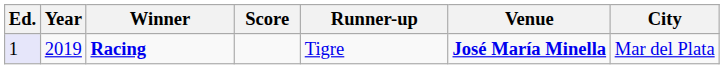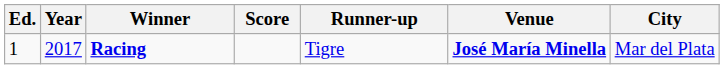(13, 48) lavender background -> (13, 48) no background
(63, 48) 2019 -> (63, 48) 2017
